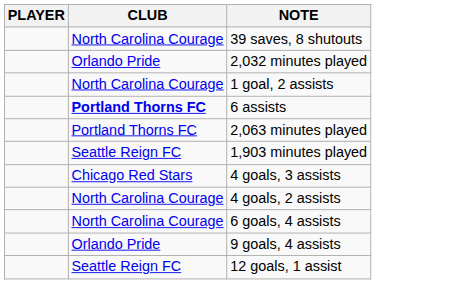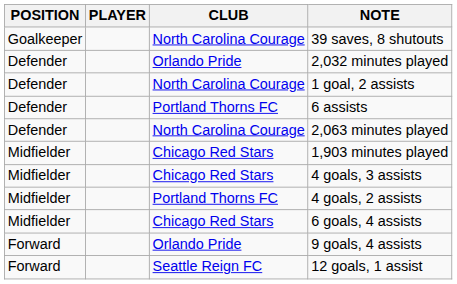+ column: (45, 15)
(139, 107) bold -> (215, 107) normal
(134, 130) Portland Thorns FC -> (229, 130) North Carolina Courage
(126, 152) Seattle Reign FC -> (213, 152) Chicago Red Stars
(148, 198) North Carolina Courage -> (215, 198) Portland Thorns FC
(148, 221) North Carolina Courage -> (213, 221) Chicago Red Stars
